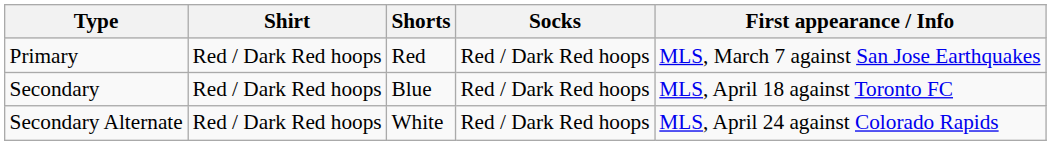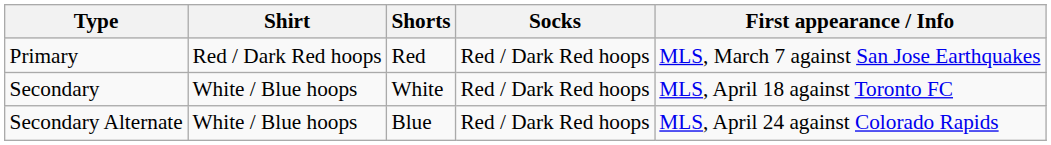(287, 88) Red / Dark Red hoops -> (275, 88) White / Blue hoops
(412, 88) Blue -> (417, 88) White
(287, 122) Red / Dark Red hoops -> (275, 122) White / Blue hoops
(417, 122) White -> (412, 122) Blue
